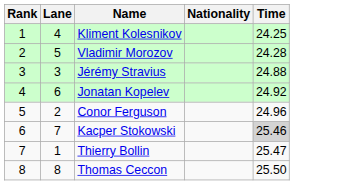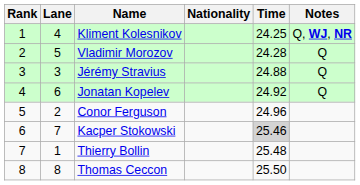+ column: (322, 14)
(271, 151) 25.47 -> (271, 151) 25.48
